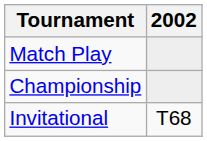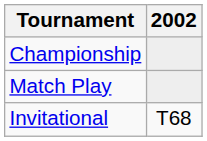rows swapped: (60, 53) <-> (75, 86)
